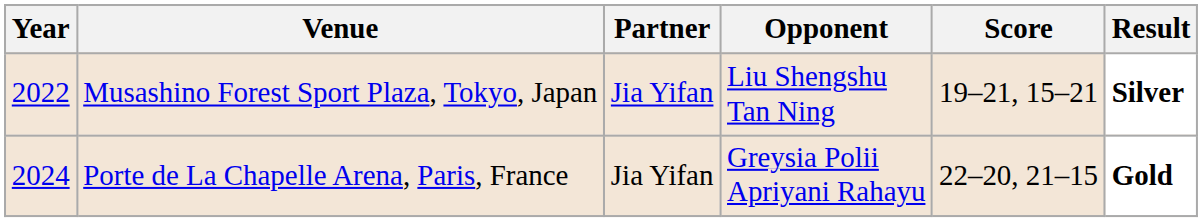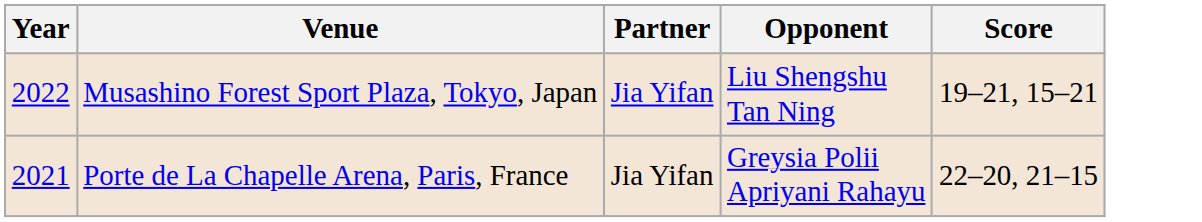- column: (1151, 28)
(41, 175) 2024 -> (41, 175) 2021
